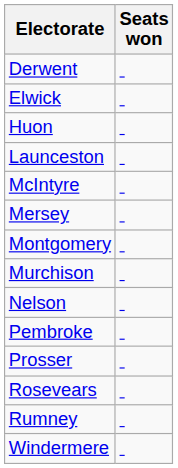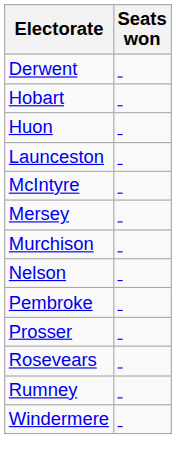- row: (35, 98)
+ row: (36, 98)
- row: (60, 244)
